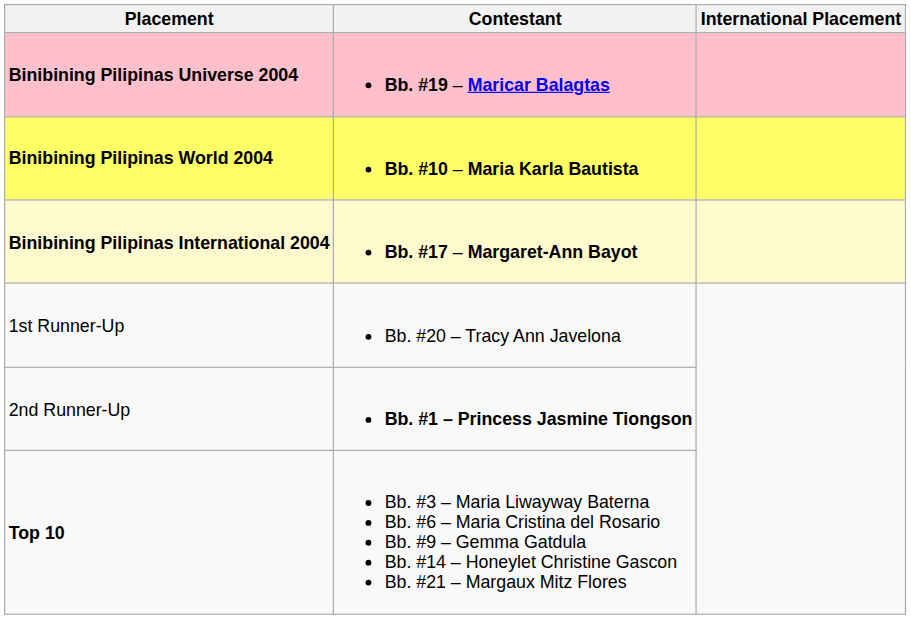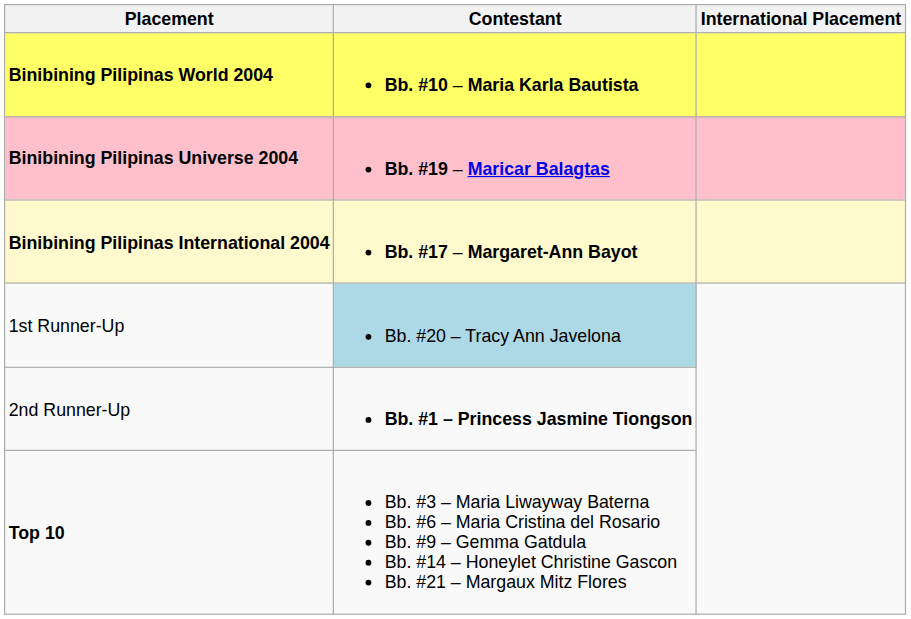rows swapped: (153, 75) <-> (141, 158)
(515, 335) no background -> (515, 335) lightblue background
